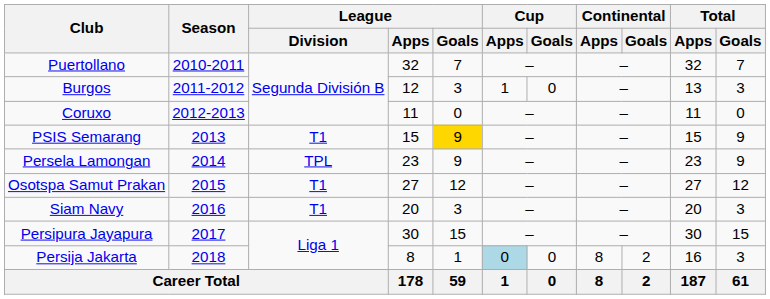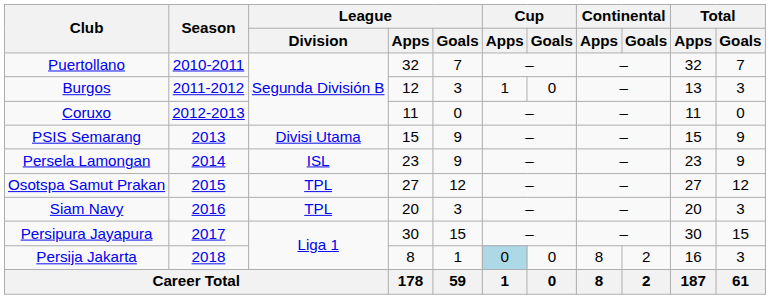(318, 137) T1 -> (318, 137) Divisi Utama
(458, 137) gold background -> (458, 137) no background
(318, 161) TPL -> (318, 161) ISL
(318, 185) T1 -> (318, 185) TPL
(318, 209) T1 -> (318, 209) TPL
